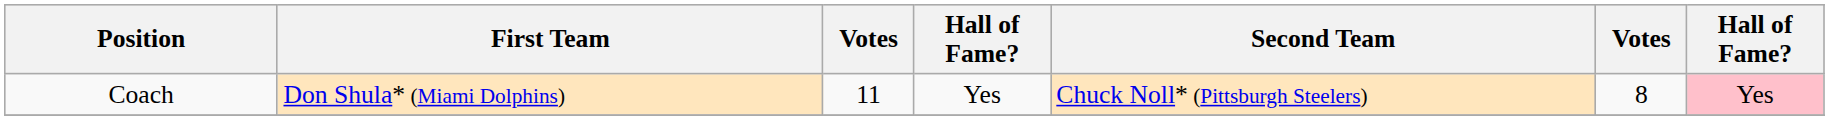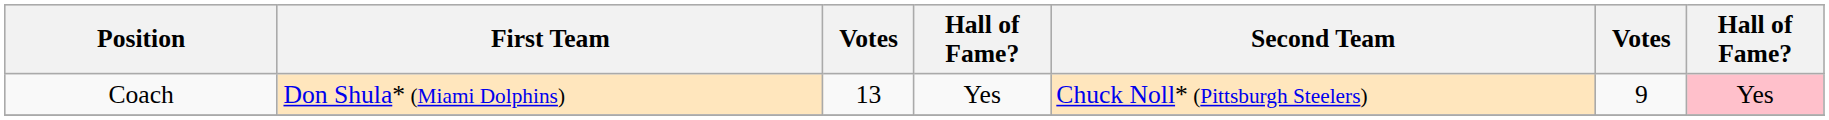(869, 94) 11 -> (869, 94) 13
(1641, 94) 8 -> (1641, 94) 9
